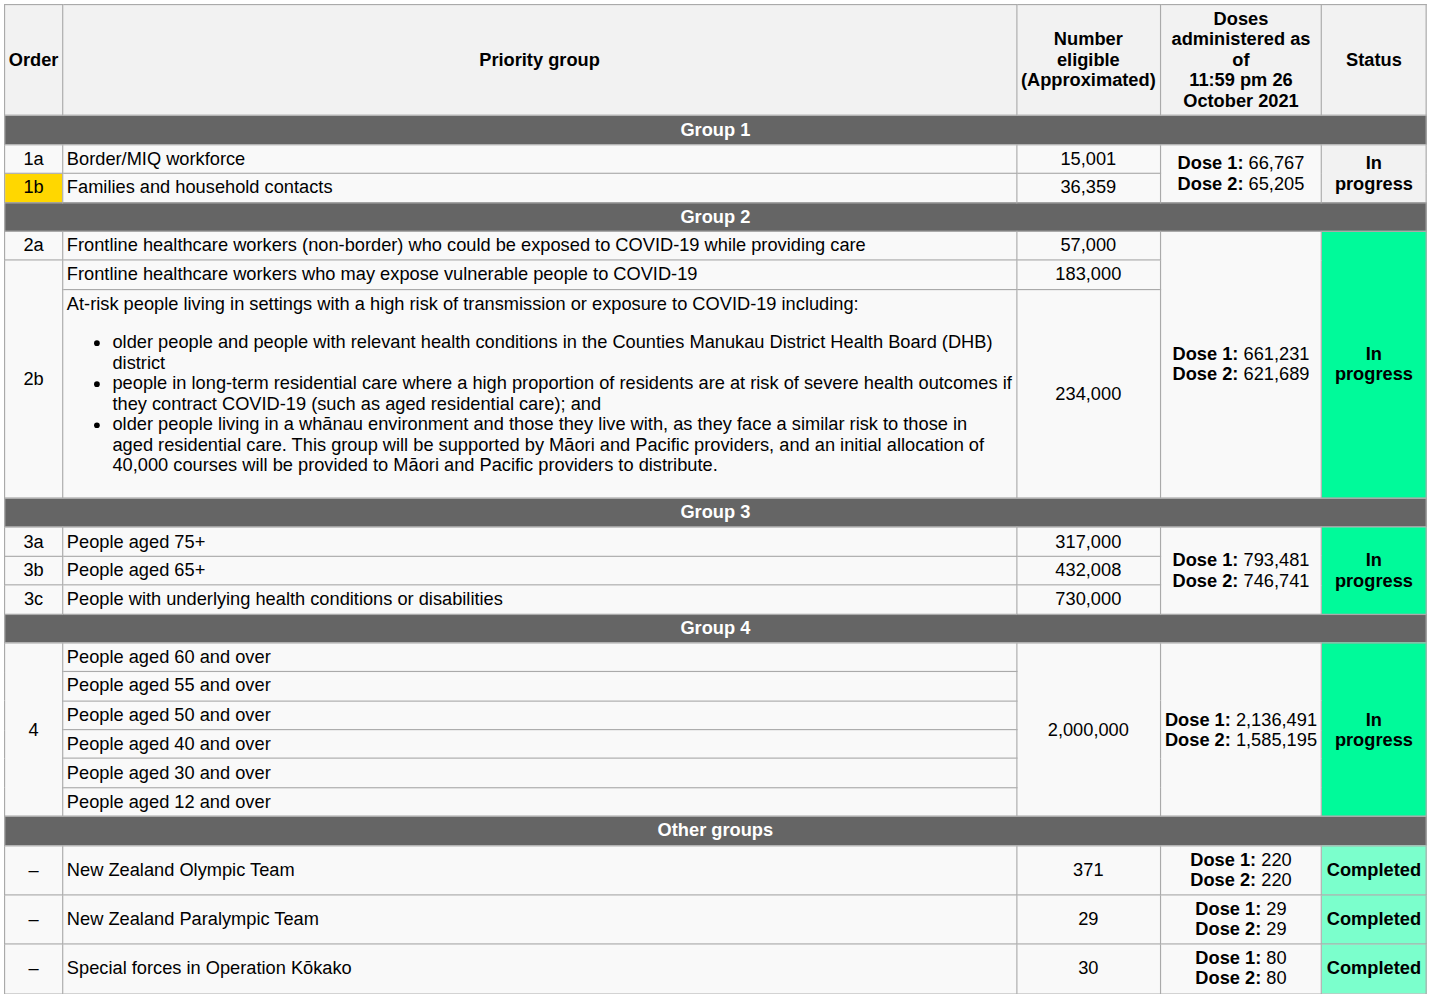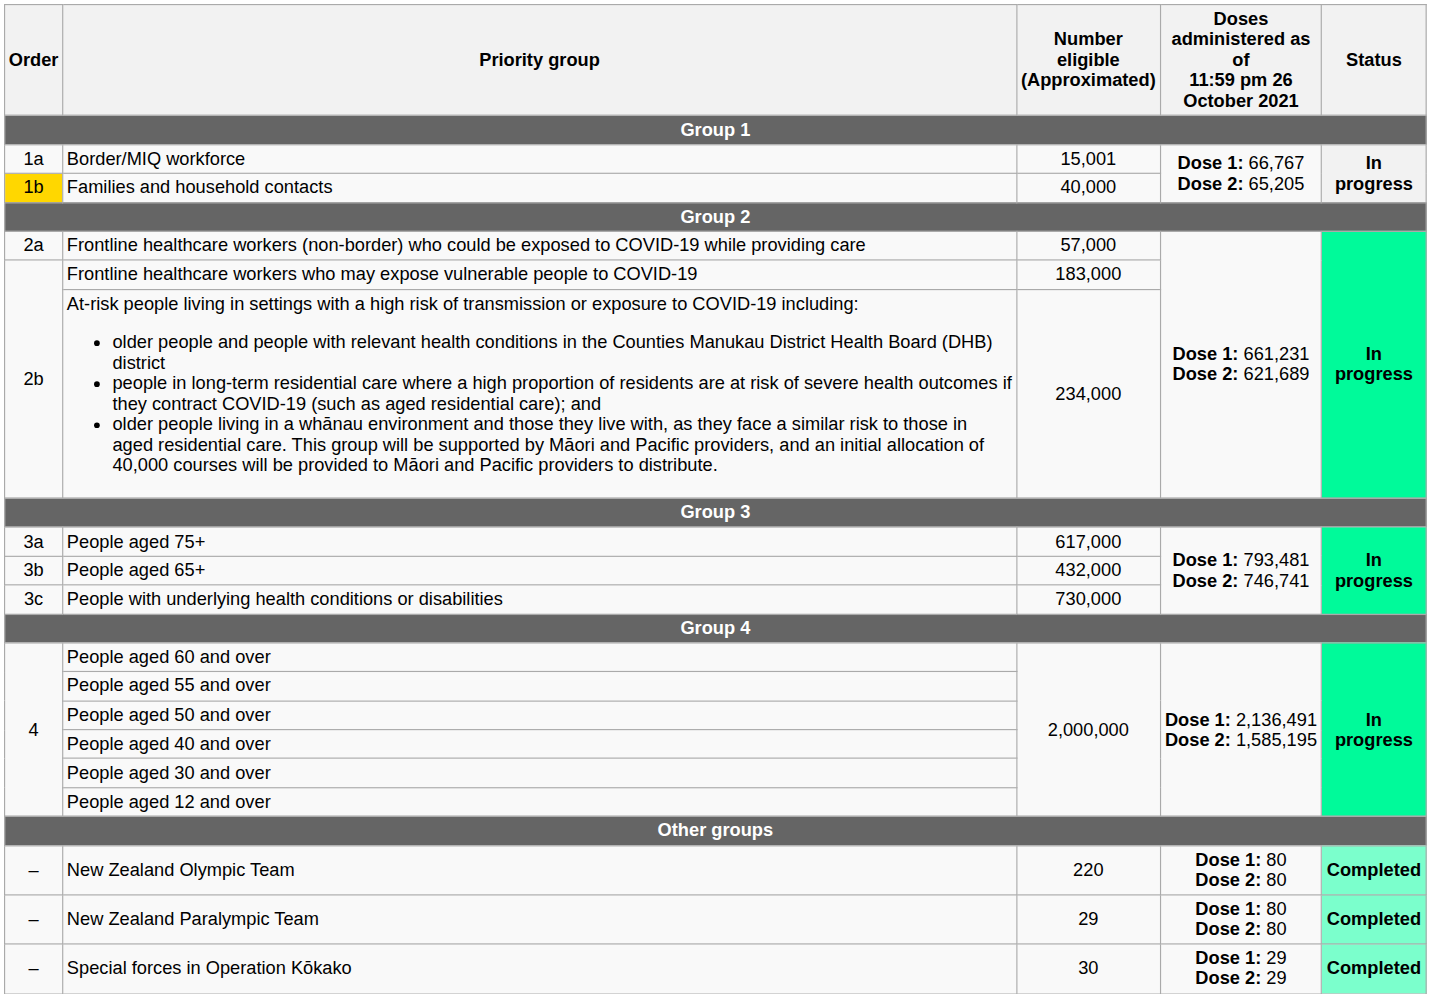(1088, 187) 36,359 -> (1088, 187) 40,000
(1088, 541) 317,000 -> (1088, 541) 617,000
(1088, 570) 432,008 -> (1088, 570) 432,000
(1088, 869) 371 -> (1088, 869) 220
(1241, 869) Dose 1: 220 Dose 2: 220 -> (1241, 869) Dose 1: 80 Dose 2: 80
(1241, 919) Dose 1: 29 Dose 2: 29 -> (1241, 919) Dose 1: 80 Dose 2: 80
(1241, 968) Dose 1: 80 Dose 2: 80 -> (1241, 968) Dose 1: 29 Dose 2: 29
